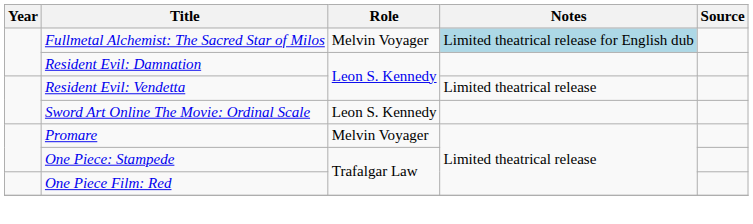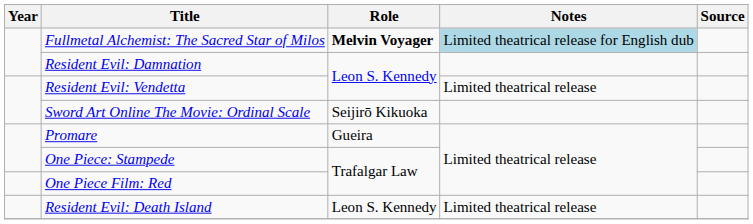(380, 40) normal -> (383, 40) bold
(384, 111) Leon S. Kennedy -> (380, 111) Seijirō Kikuoka
(380, 135) Melvin Voyager -> (352, 135) Gueira
+ row: (128, 207)
